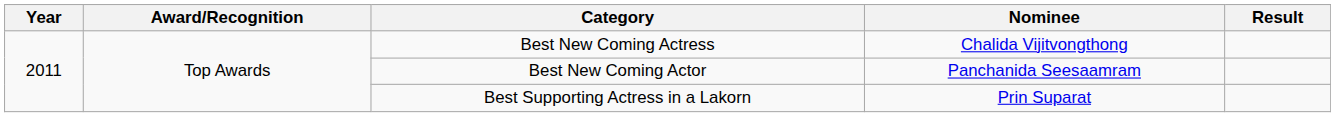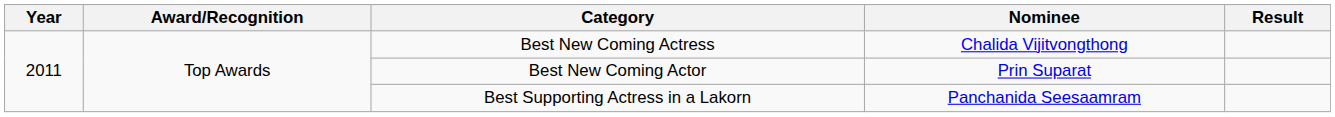(1044, 71) Panchanida Seesaamram -> (1044, 71) Prin Suparat
(1044, 97) Prin Suparat -> (1044, 97) Panchanida Seesaamram
